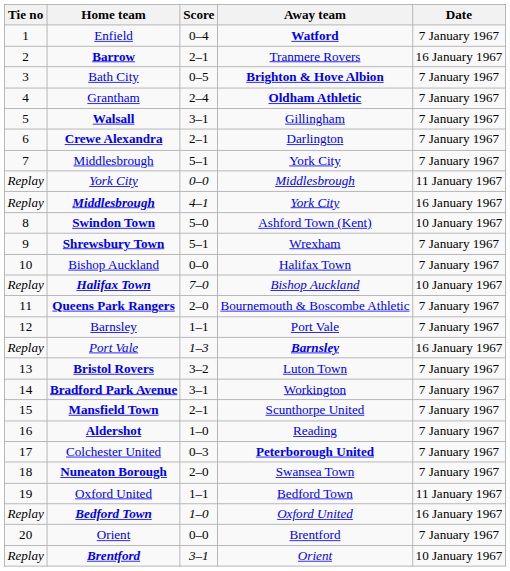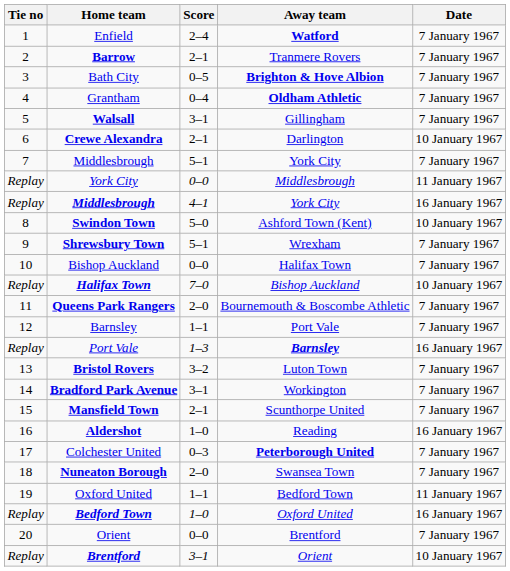(199, 35) 0–4 -> (199, 35) 2–4
(459, 56) 16 January 1967 -> (459, 56) 7 January 1967
(199, 98) 2–4 -> (199, 98) 0–4
(459, 139) 7 January 1967 -> (459, 139) 10 January 1967
(459, 431) 7 January 1967 -> (459, 431) 16 January 1967
